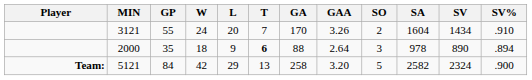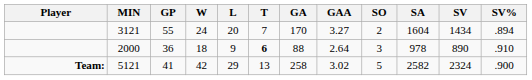(339, 30) 3.26 -> (339, 30) 3.27
(504, 30) .910 -> (504, 30) .894
(168, 48) 35 -> (168, 48) 36
(504, 48) .894 -> (504, 48) .910
(168, 65) 84 -> (168, 65) 41
(339, 65) 3.20 -> (339, 65) 3.02
